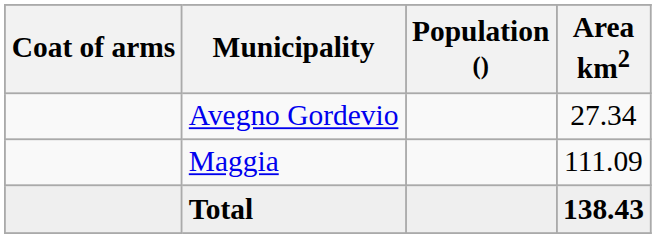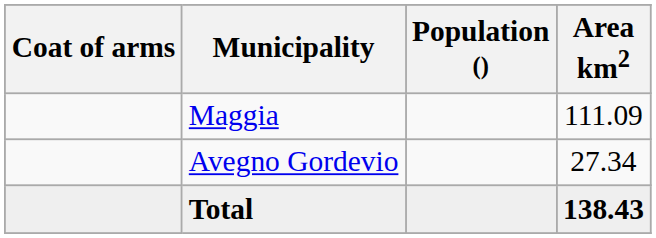rows swapped: (234, 162) <-> (294, 115)
